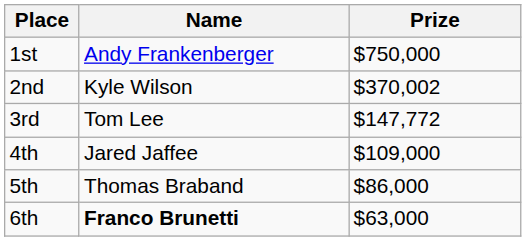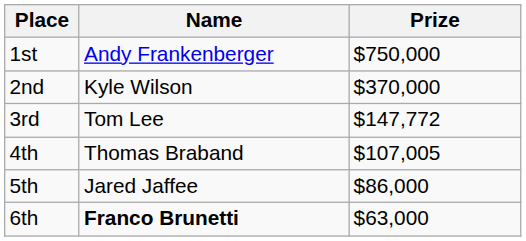(397, 86) $370,002 -> (397, 86) $370,000
(141, 152) Jared Jaffee -> (164, 152) Thomas Braband
(397, 152) $109,000 -> (397, 152) $107,005
(164, 185) Thomas Braband -> (141, 185) Jared Jaffee
